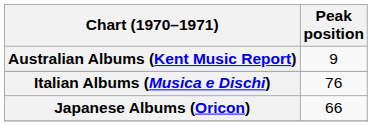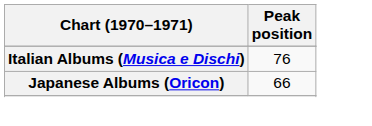- row: (152, 58)
